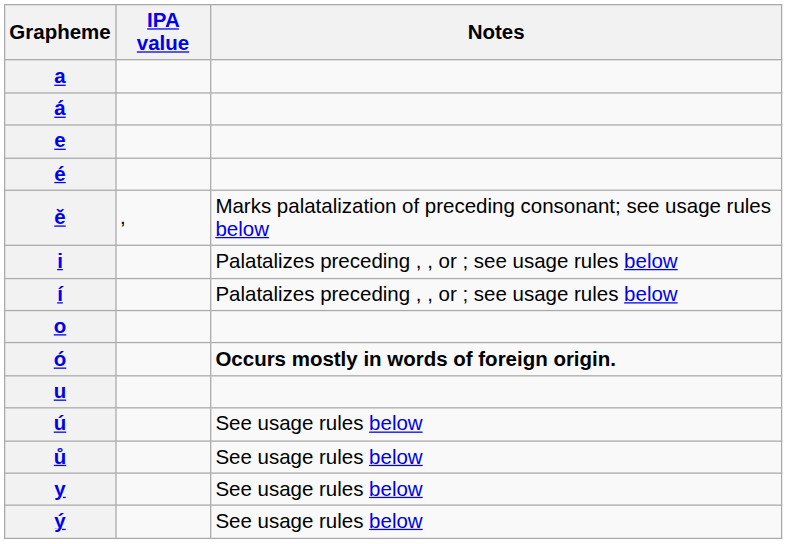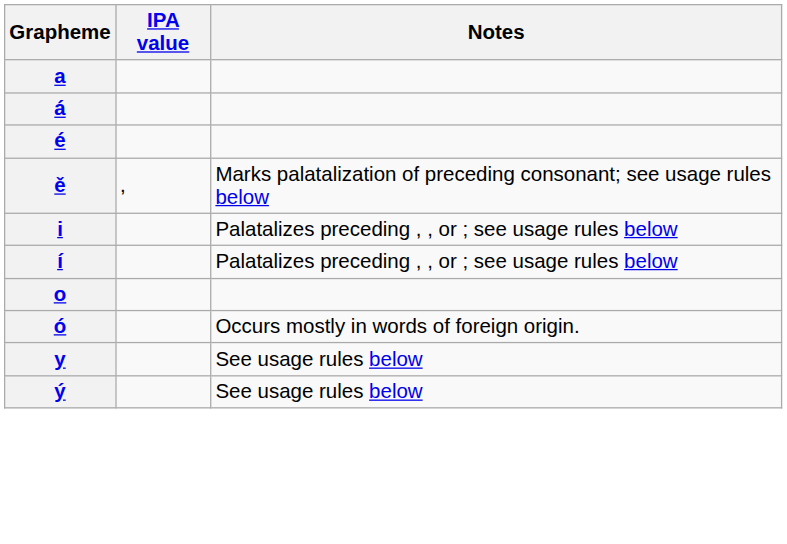- row: (60, 141)
(416, 359) bold -> (398, 326) normal
- row: (60, 391)
- row: (60, 424)
- row: (60, 456)
